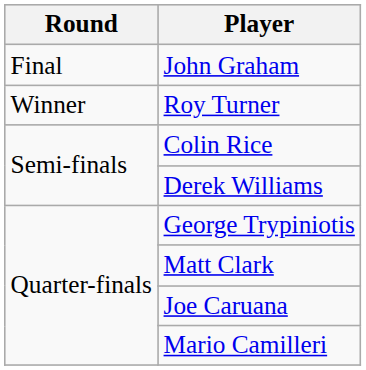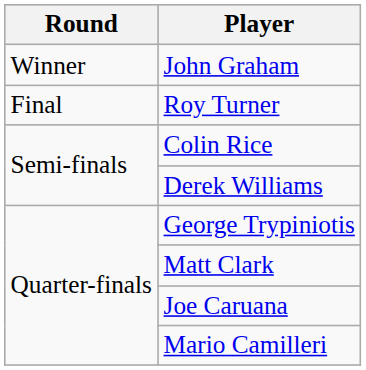(37, 64) Final -> (48, 64) Winner
(48, 104) Winner -> (37, 104) Final
